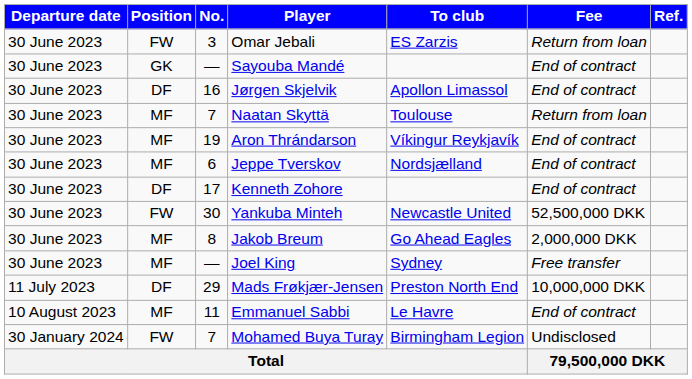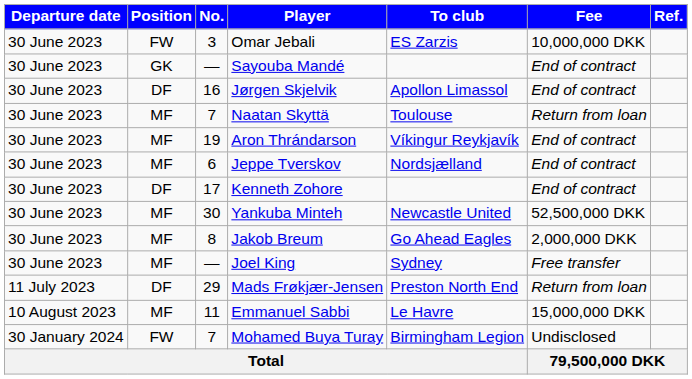(589, 41) Return from loan -> (588, 41) 10,000,000 DKK
(161, 213) FW -> (161, 213) MF
(588, 287) 10,000,000 DKK -> (589, 287) Return from loan
(583, 312) End of contract -> (588, 312) 15,000,000 DKK
